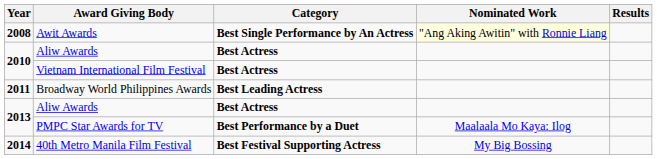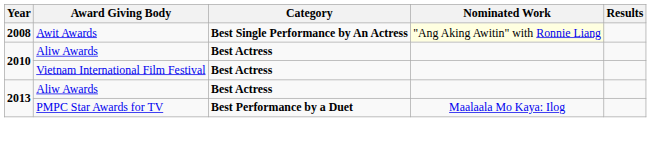- row: (19, 88)
- row: (19, 145)
